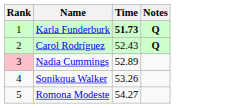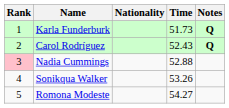+ column: (140, 12)
(127, 29) bold -> (181, 29) normal
(127, 62) 52.89 -> (181, 62) 52.88
